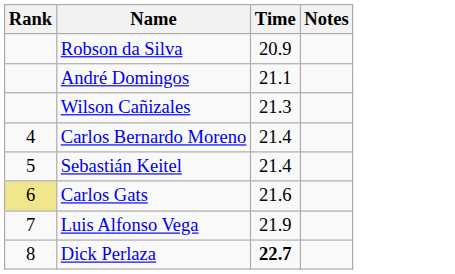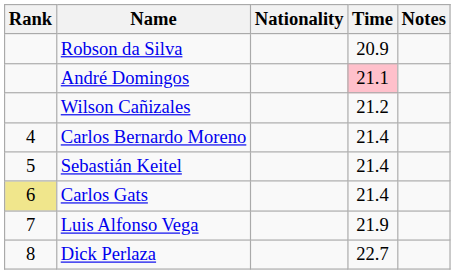+ column: (299, 19)
(275, 78) no background -> (373, 78) pink background
(275, 107) 21.3 -> (373, 107) 21.2
(275, 195) 21.6 -> (373, 195) 21.4
(275, 254) bold -> (373, 254) normal
